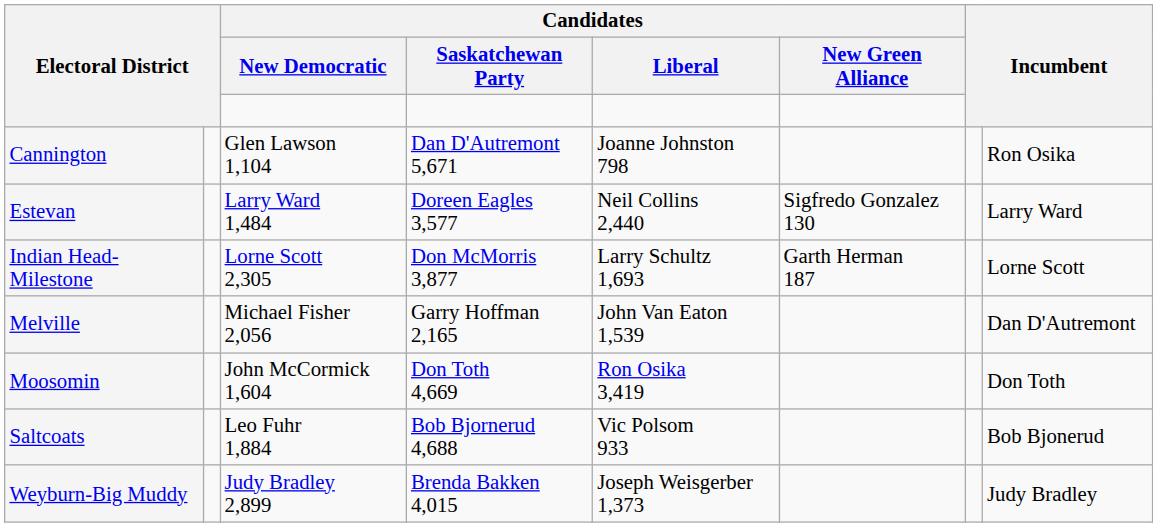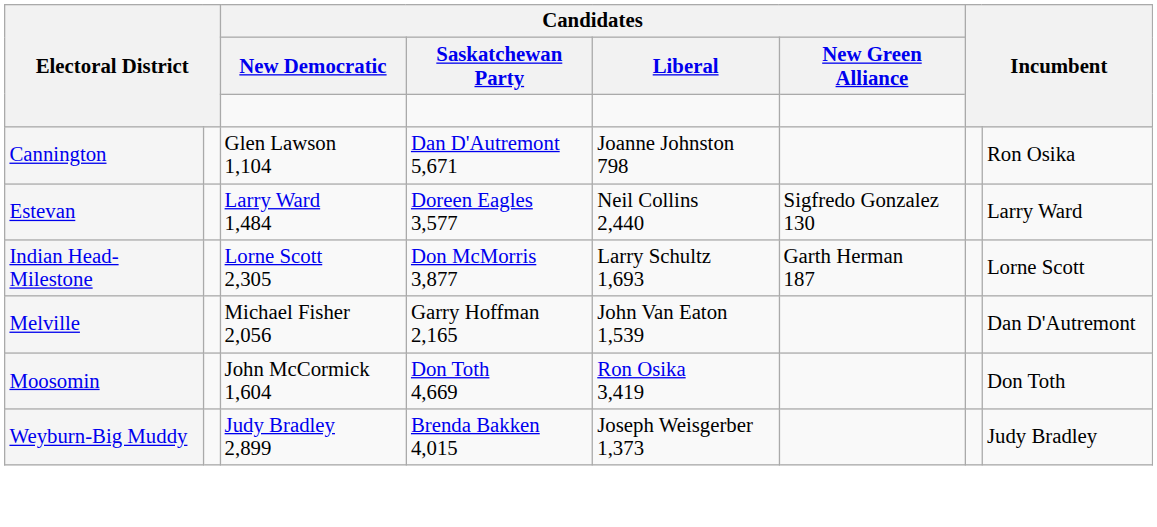- row: (47, 436)
